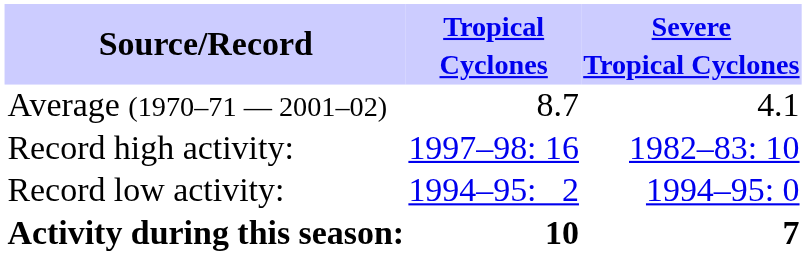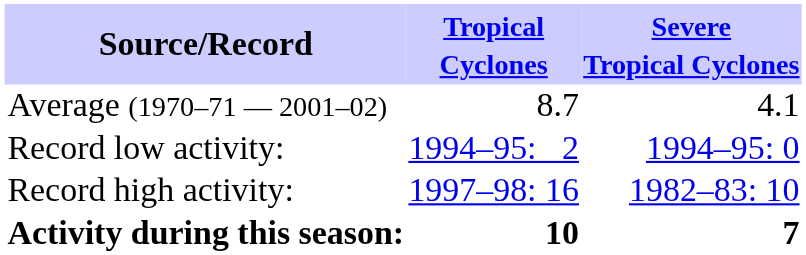rows swapped: (151, 147) <-> (146, 189)
